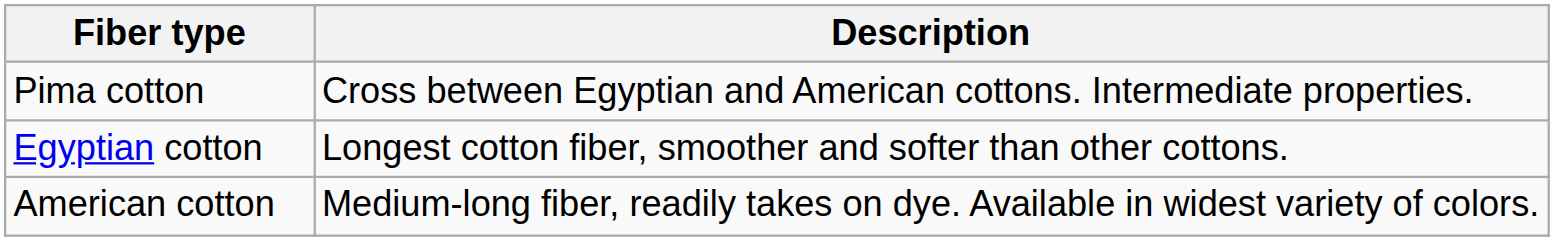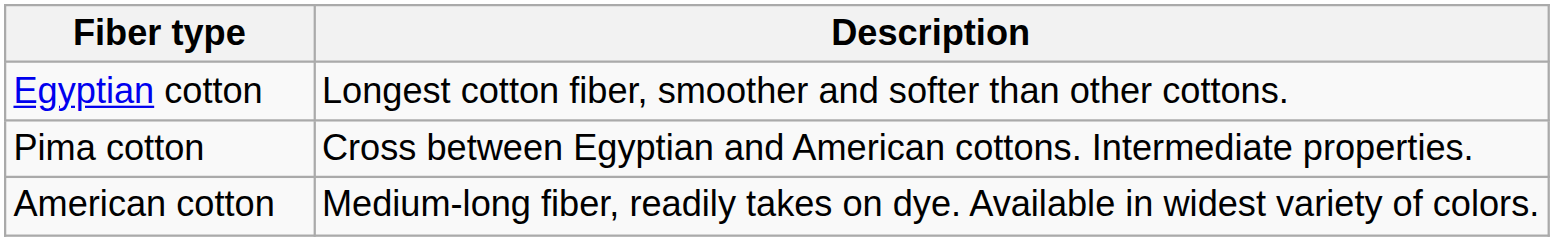rows swapped: (138, 147) <-> (109, 90)
